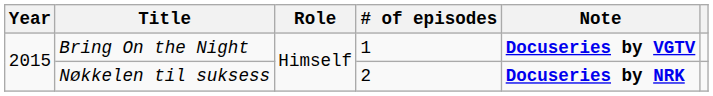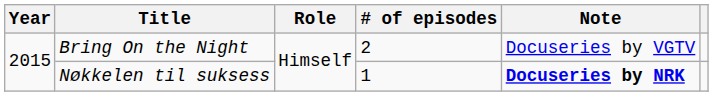(366, 48) 1 -> (366, 48) 2
(600, 48) bold -> (600, 48) normal
(366, 76) 2 -> (366, 76) 1
